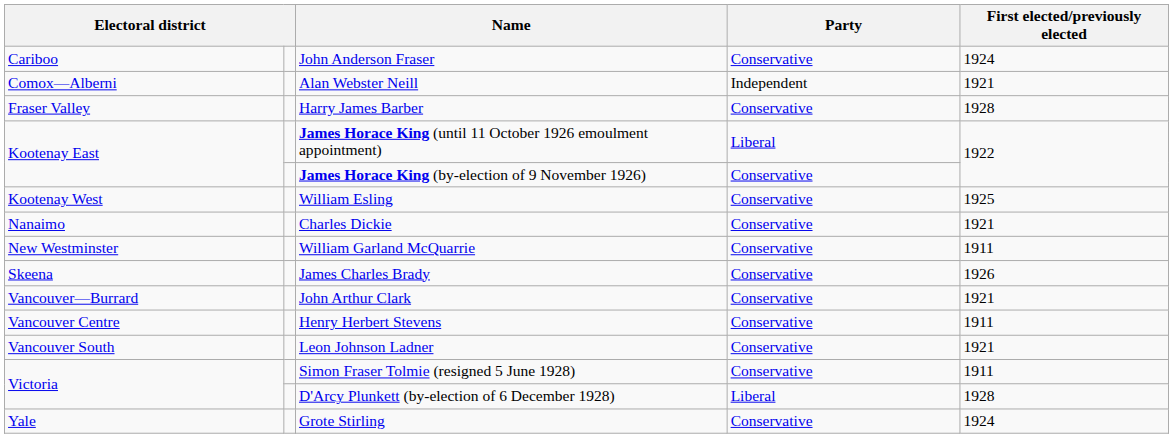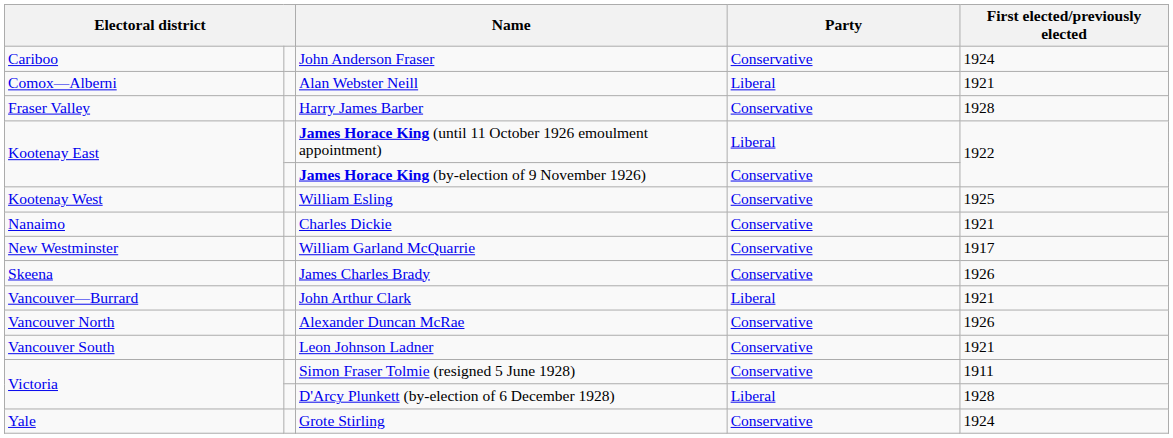(769, 83) Independent -> (753, 83) Liberal
(979, 248) 1911 -> (979, 248) 1917
(772, 297) Conservative -> (753, 297) Liberal
- row: (370, 322)
+ row: (382, 322)
